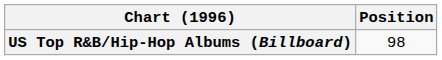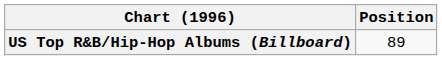(396, 42) 98 -> (396, 42) 89
